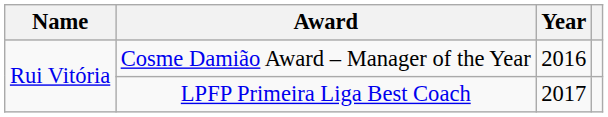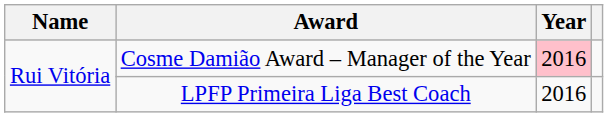(564, 58) no background -> (564, 58) pink background
(564, 93) 2017 -> (564, 93) 2016
